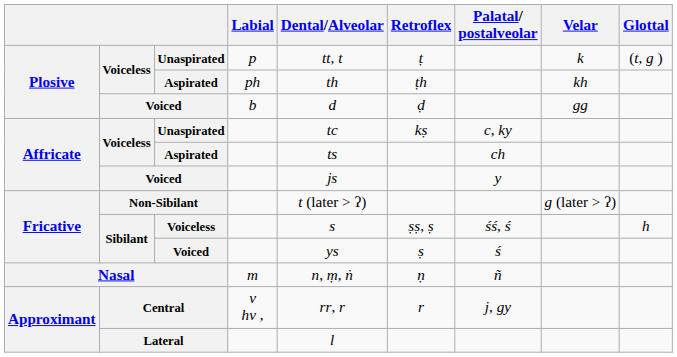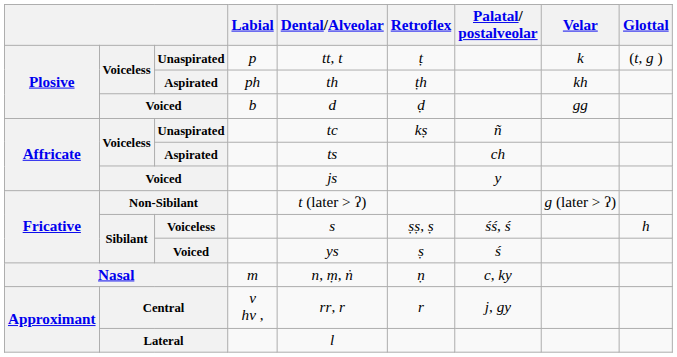(498, 130) c, ky -> (498, 130) ñ
(498, 274) ñ -> (498, 274) c, ky
